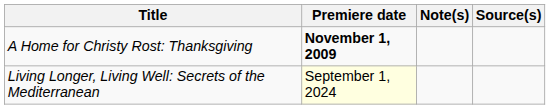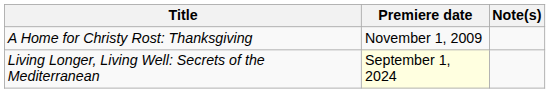- column: (509, 15)
(347, 46) bold -> (424, 38) normal
